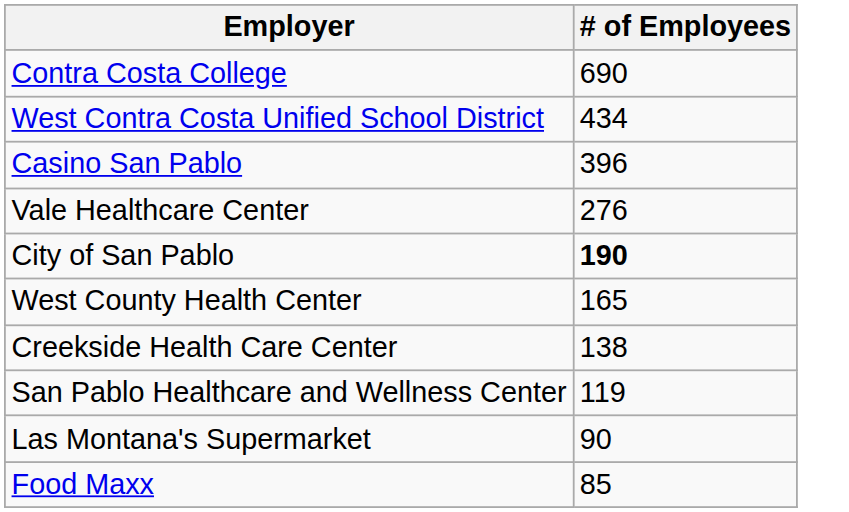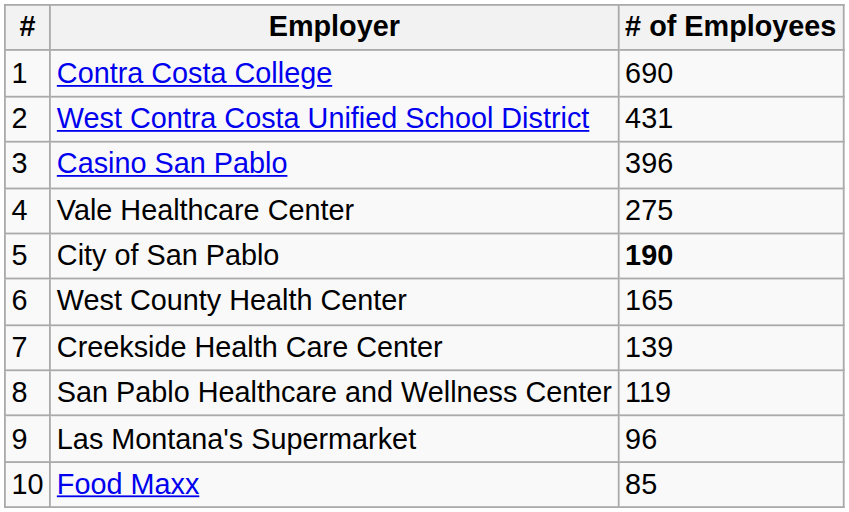+ column: (28, 27)
(604, 118) 434 -> (649, 118) 431
(604, 210) 276 -> (649, 210) 275
(604, 347) 138 -> (649, 347) 139
(596, 438) 90 -> (641, 438) 96
